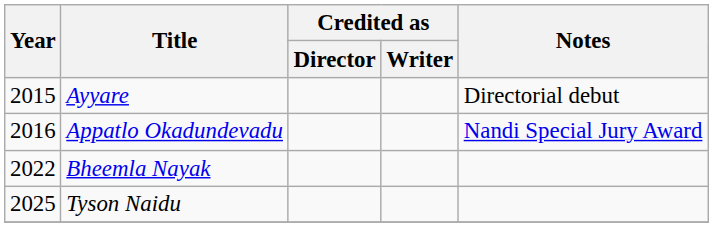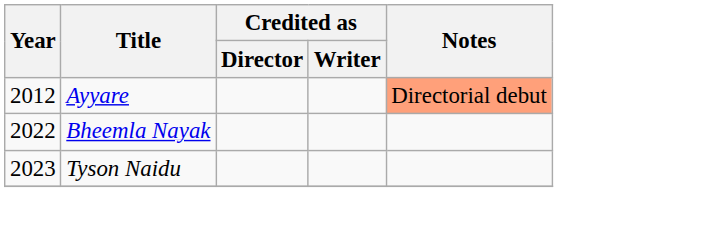(33, 95) 2015 -> (33, 95) 2012
(542, 95) no background -> (469, 95) lightsalmon background
- row: (175, 131)
(33, 204) 2025 -> (33, 167) 2023
